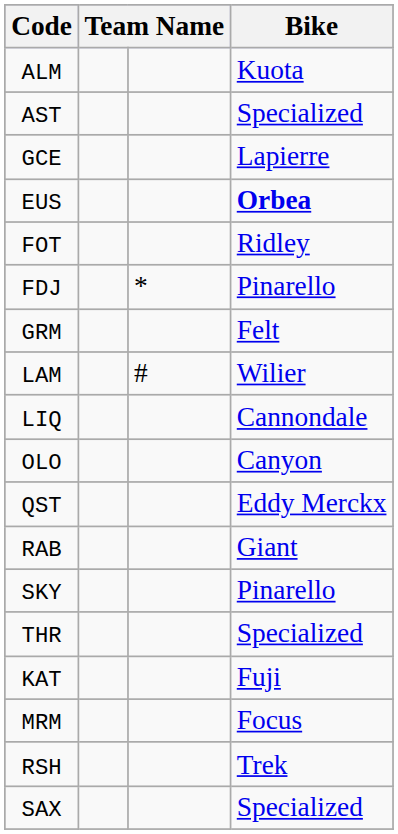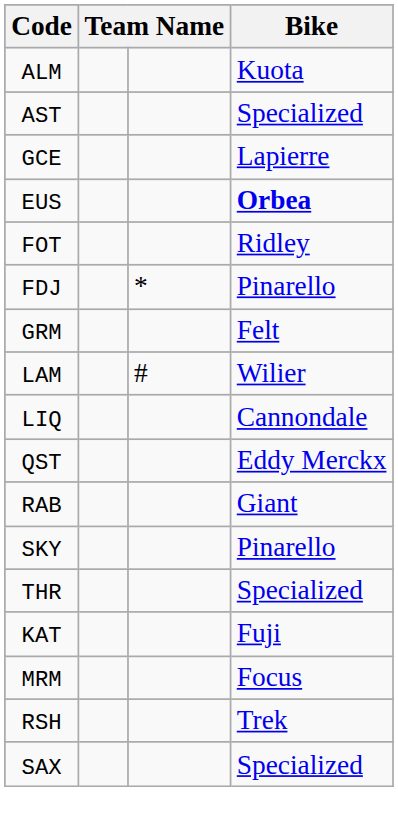- row: (42, 463)
